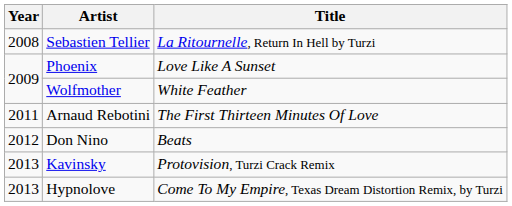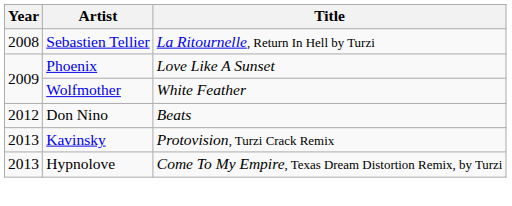- row: (98, 115)
